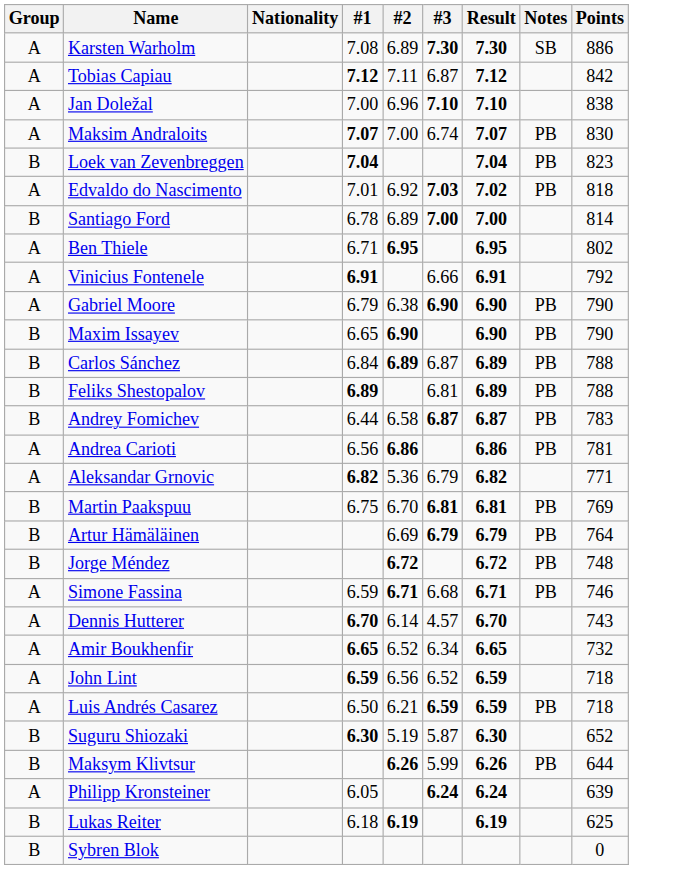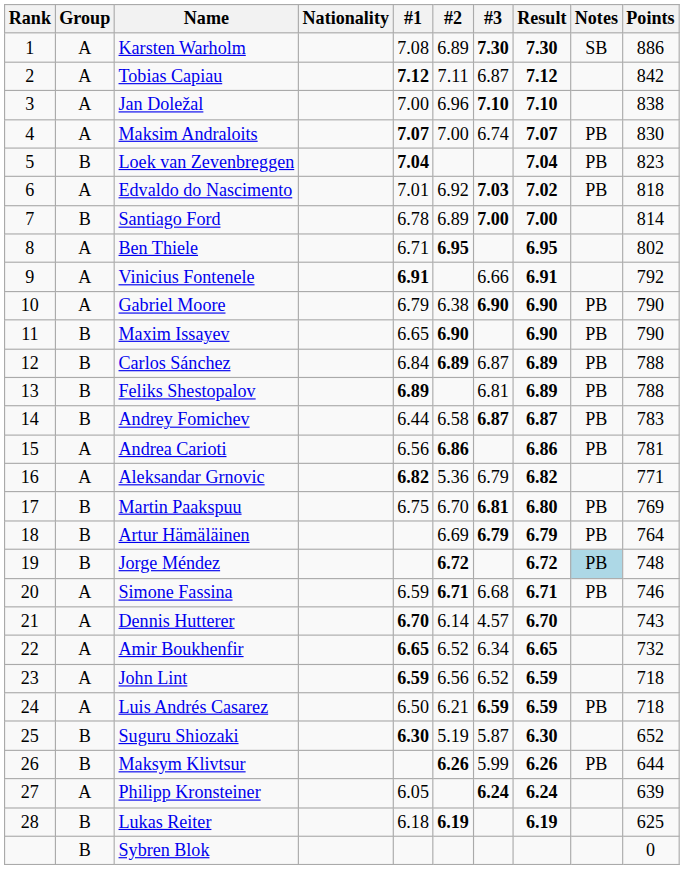+ column: (30, 18)
(491, 506) 6.81 -> (542, 506) 6.80
(546, 563) no background -> (596, 563) lightblue background
